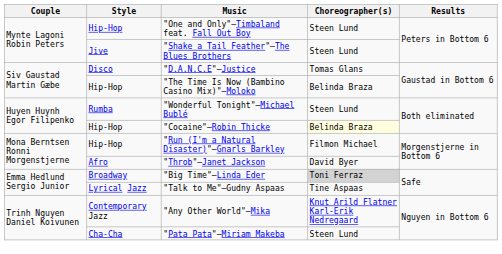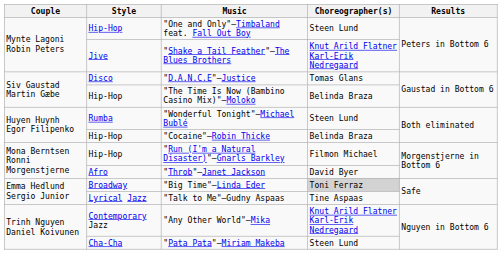(334, 51) Steen Lund -> (353, 56) Knut Arild Flatner Karl-Erik Nedregaard
(341, 127) lightyellow background -> (341, 136) no background
